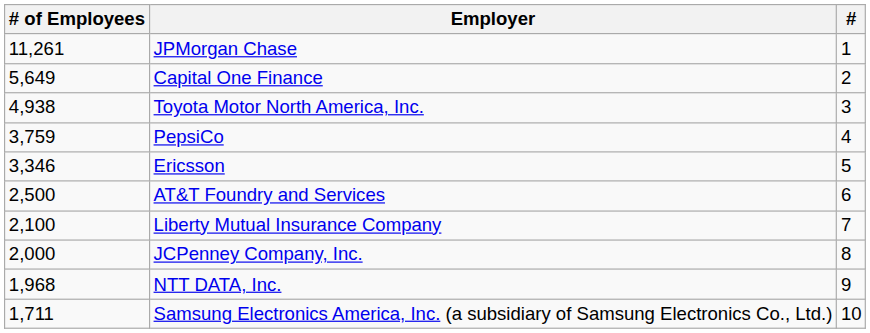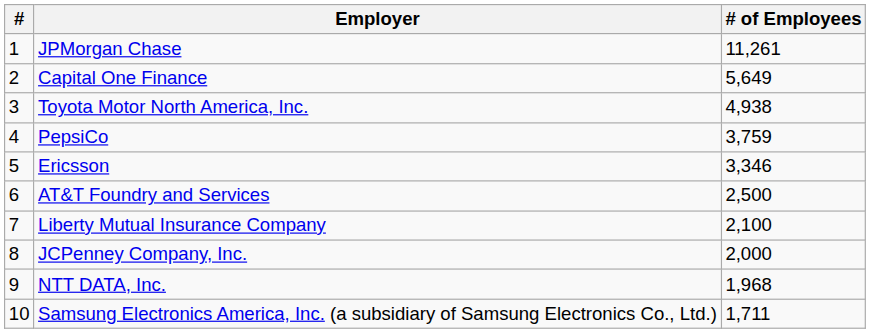columns swapped: (851, 19) <-> (77, 19)
